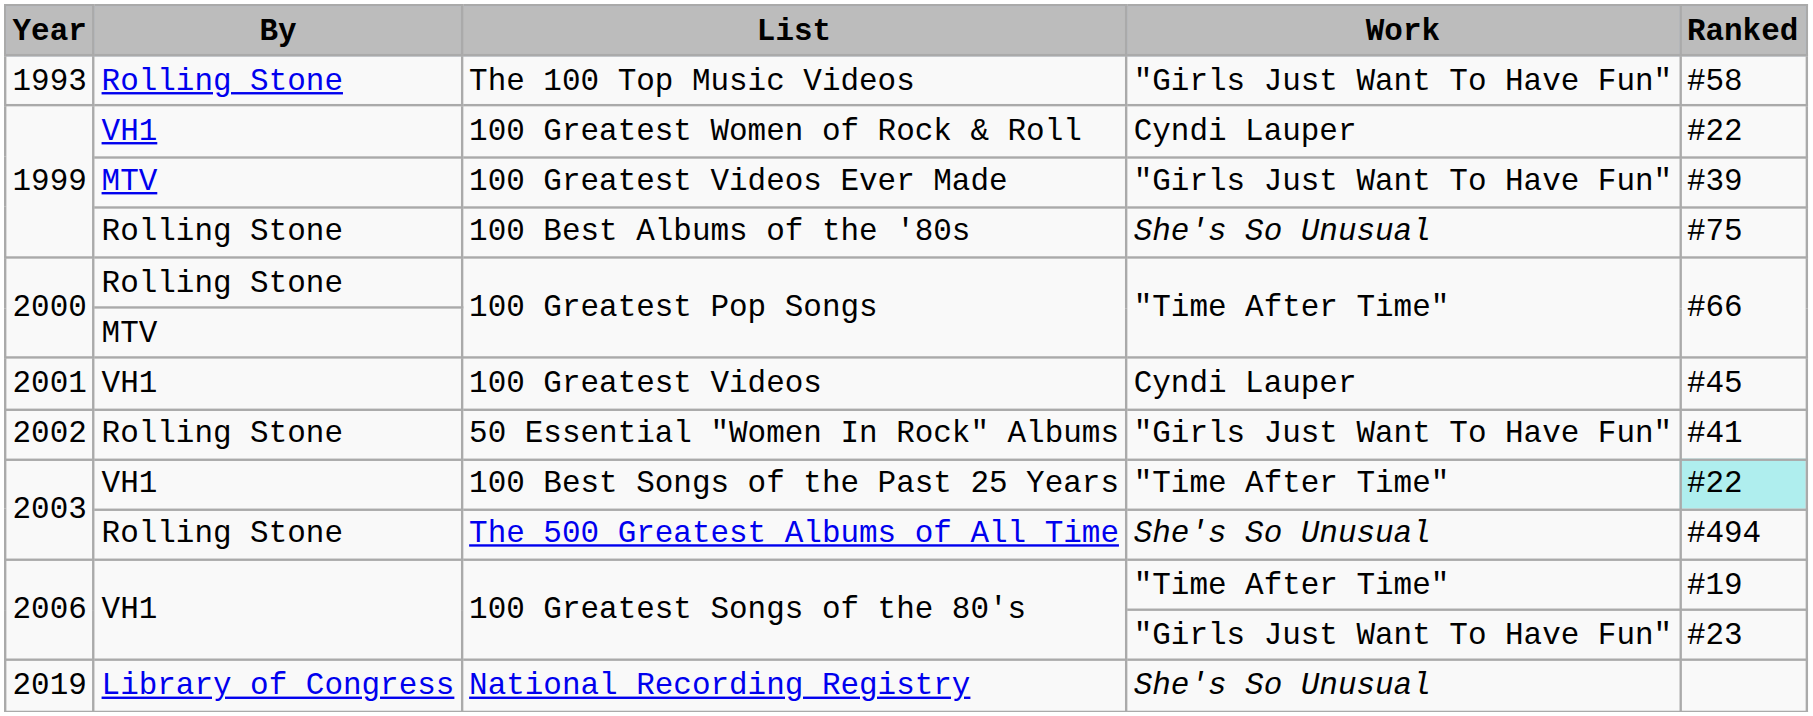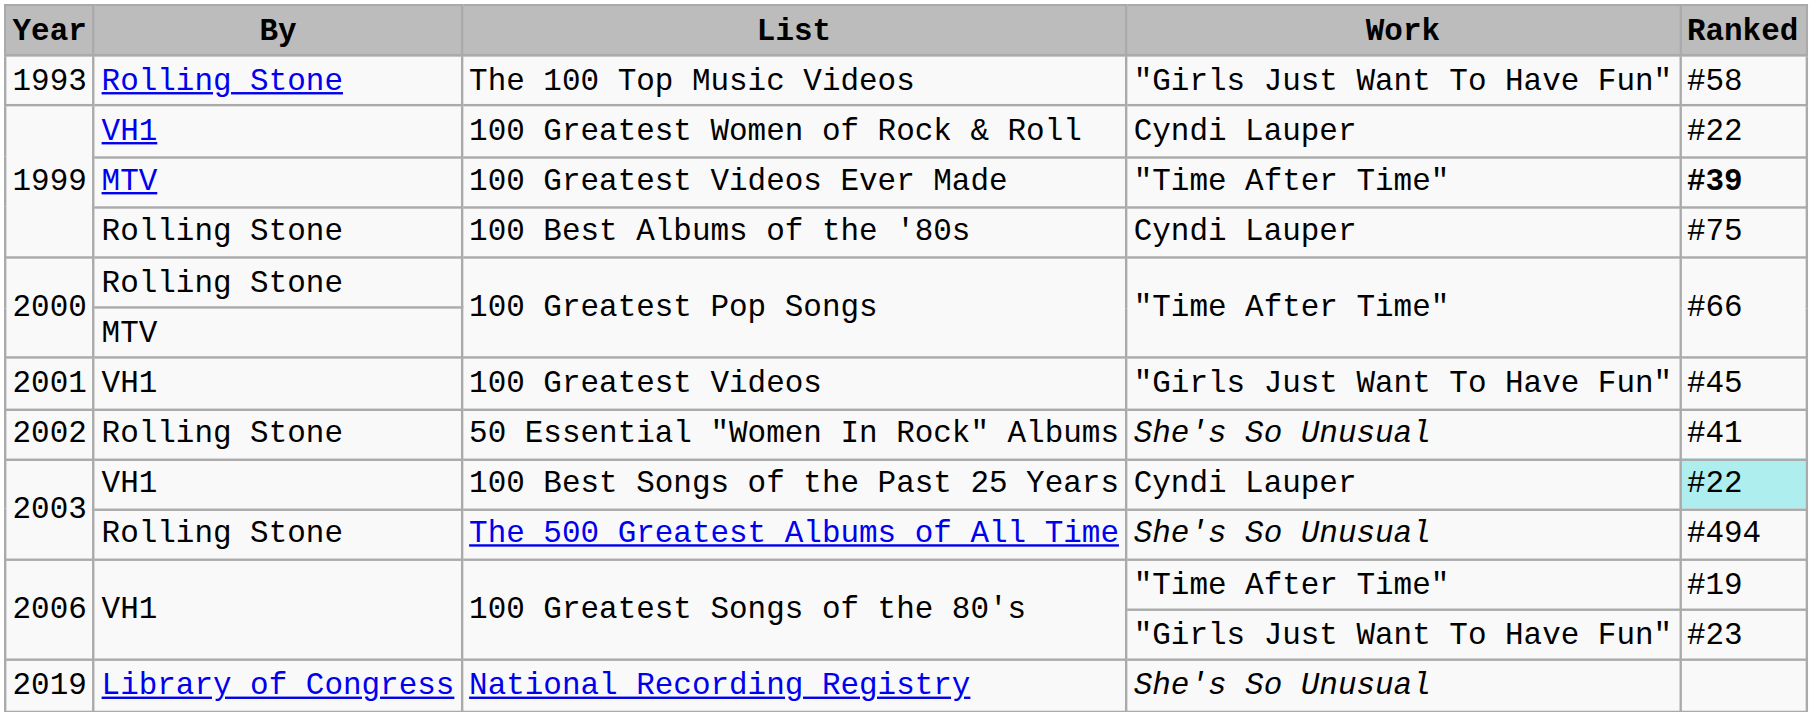(1403, 182) "Girls Just Want To Have Fun" -> (1292, 182) "Time After Time"
(1715, 182) normal -> (1715, 182) bold
(1282, 232) She's So Unusual -> (1245, 232) Cyndi Lauper
(1245, 383) Cyndi Lauper -> (1403, 383) "Girls Just Want To Have Fun"
(1403, 434) "Girls Just Want To Have Fun" -> (1282, 434) She's So Unusual
(1292, 484) "Time After Time" -> (1245, 484) Cyndi Lauper
